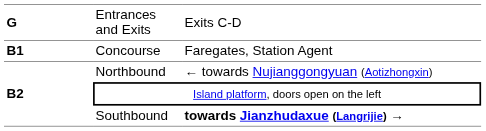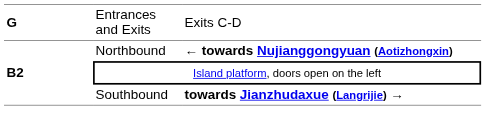- row: (128, 51)
(309, 72) normal -> (319, 51) bold
